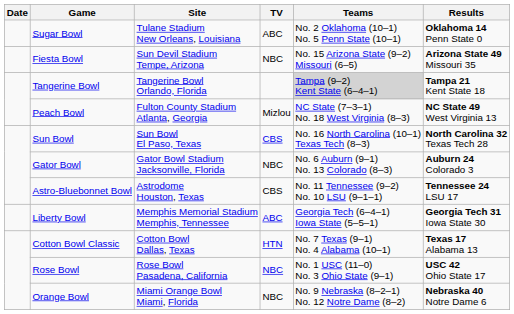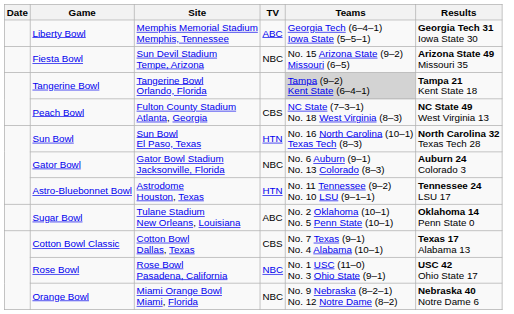rows swapped: (59, 218) <-> (57, 33)
(277, 112) Mizlou -> (273, 112) CBS
(273, 139) CBS -> (272, 139) HTN
(273, 191) CBS -> (272, 191) HTN
(272, 244) HTN -> (273, 244) CBS
